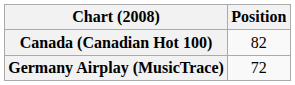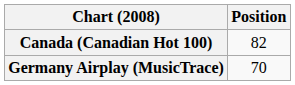(259, 67) 72 -> (259, 67) 70
